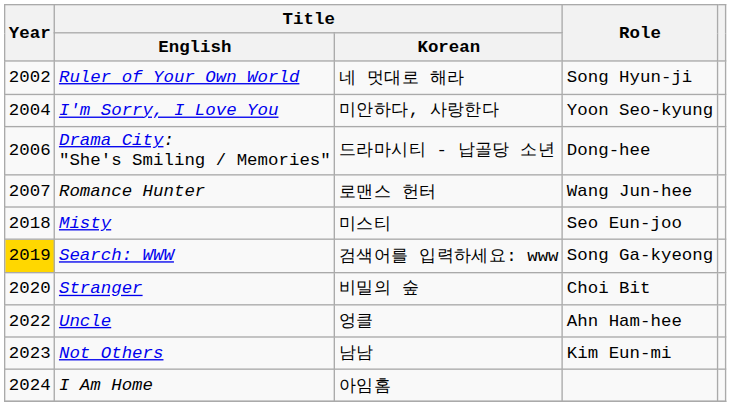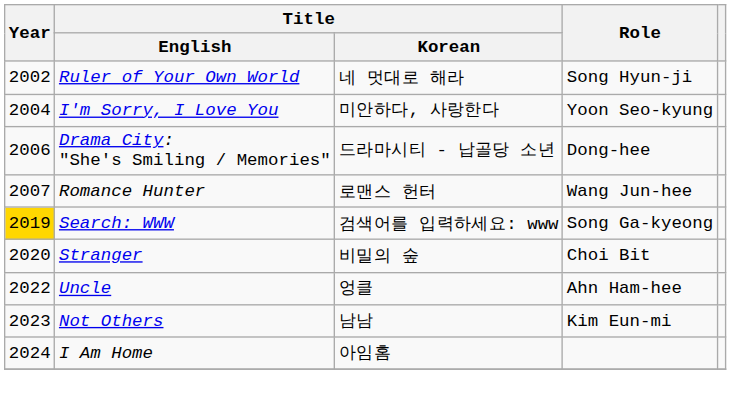- row: (85, 223)
